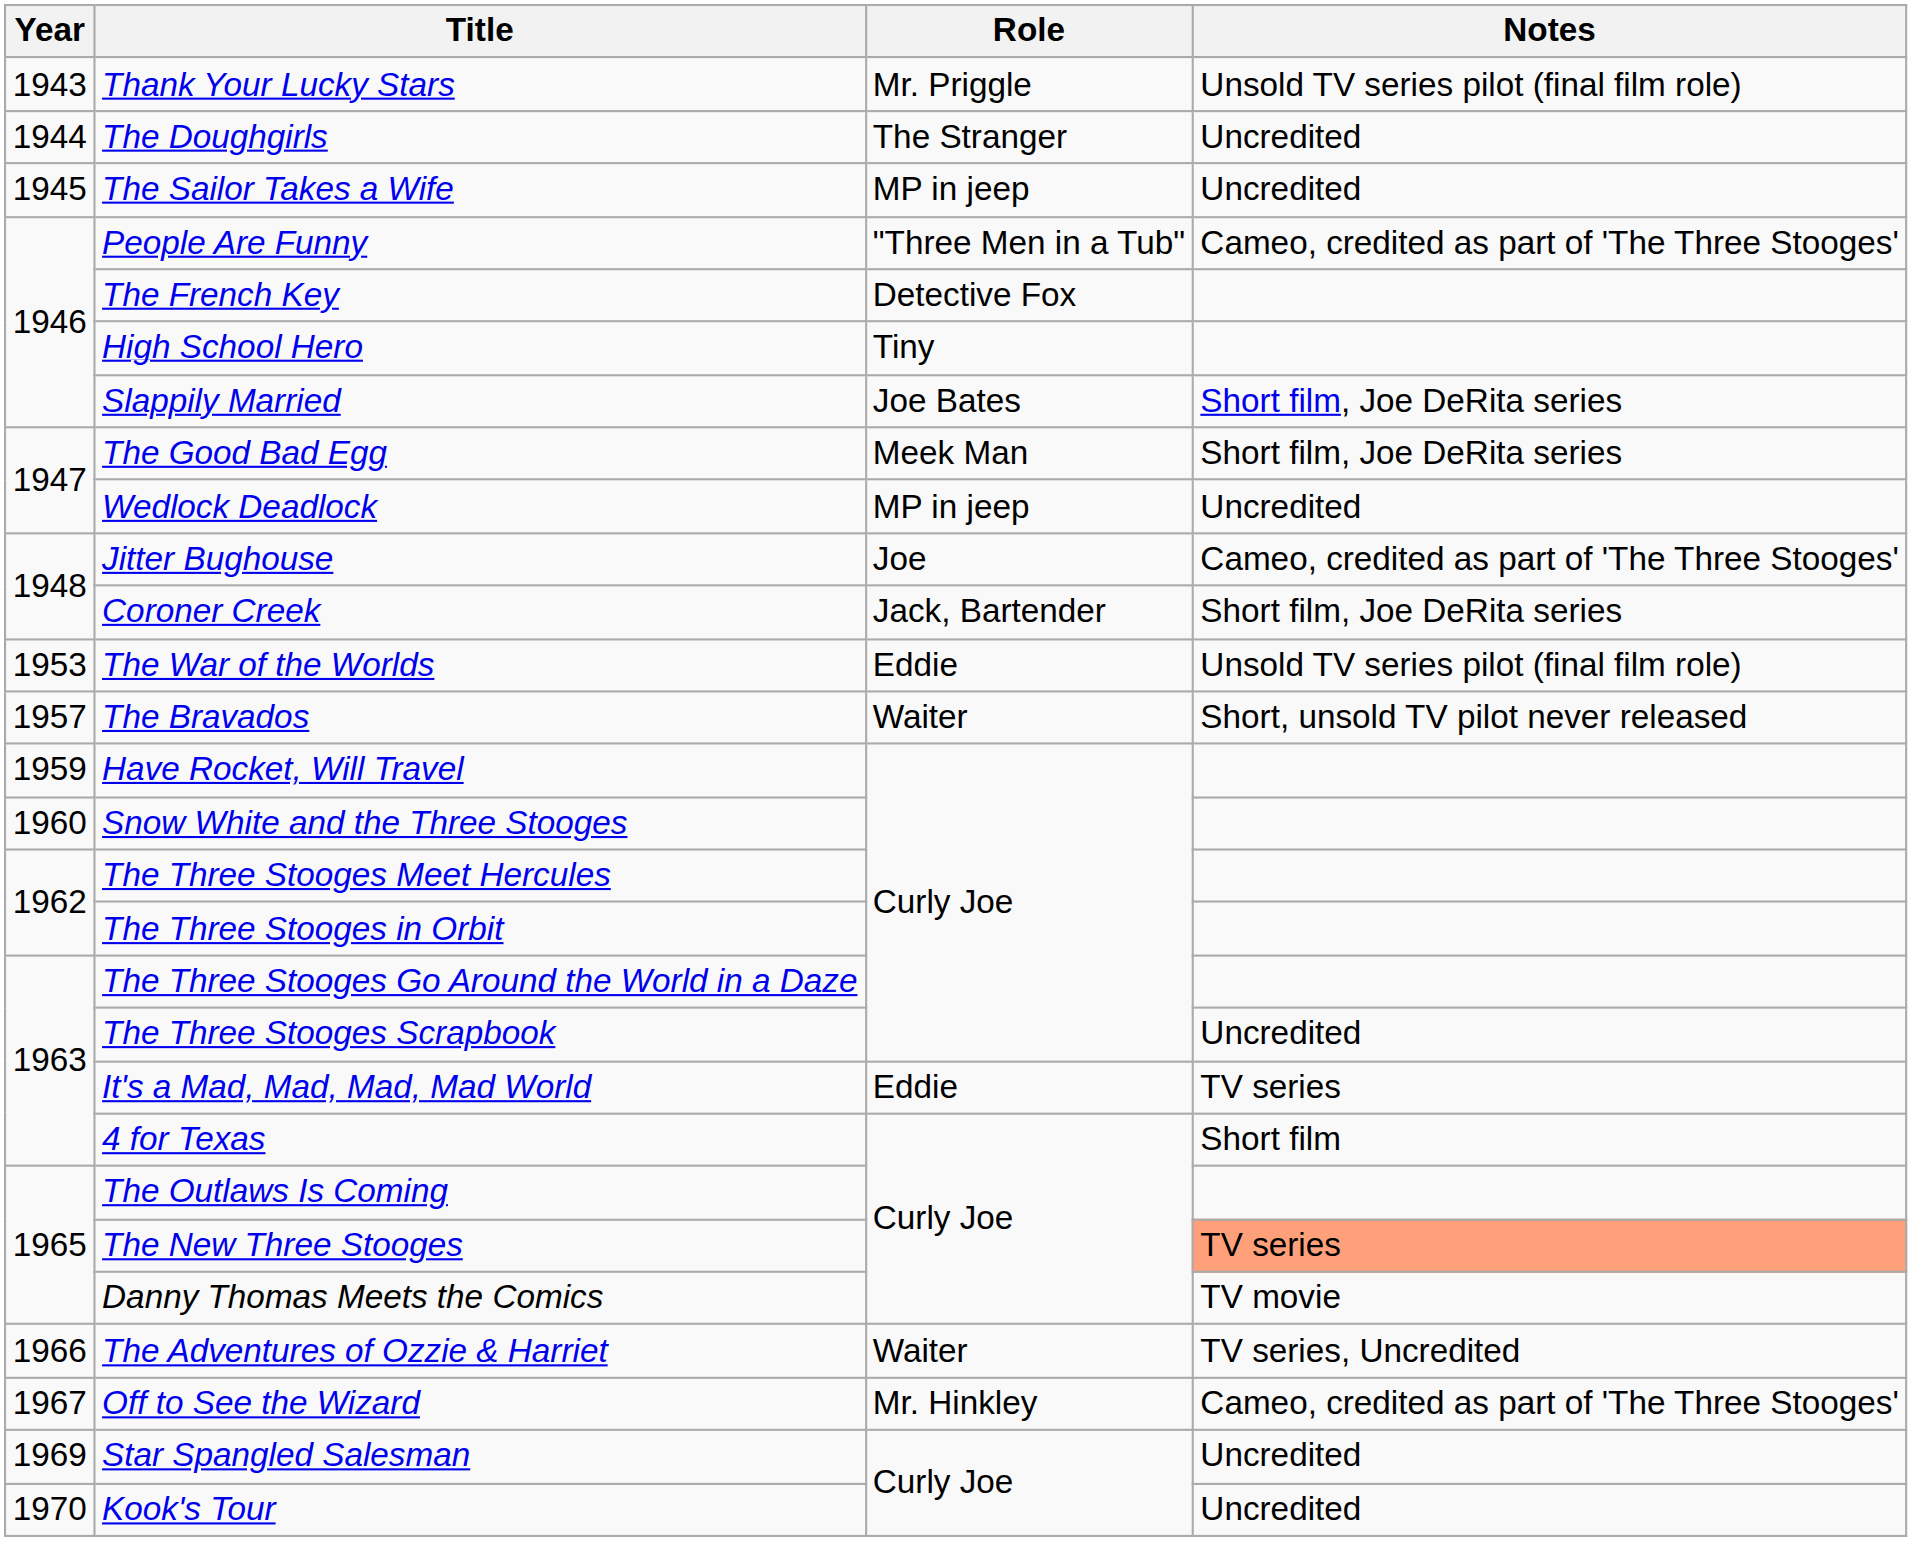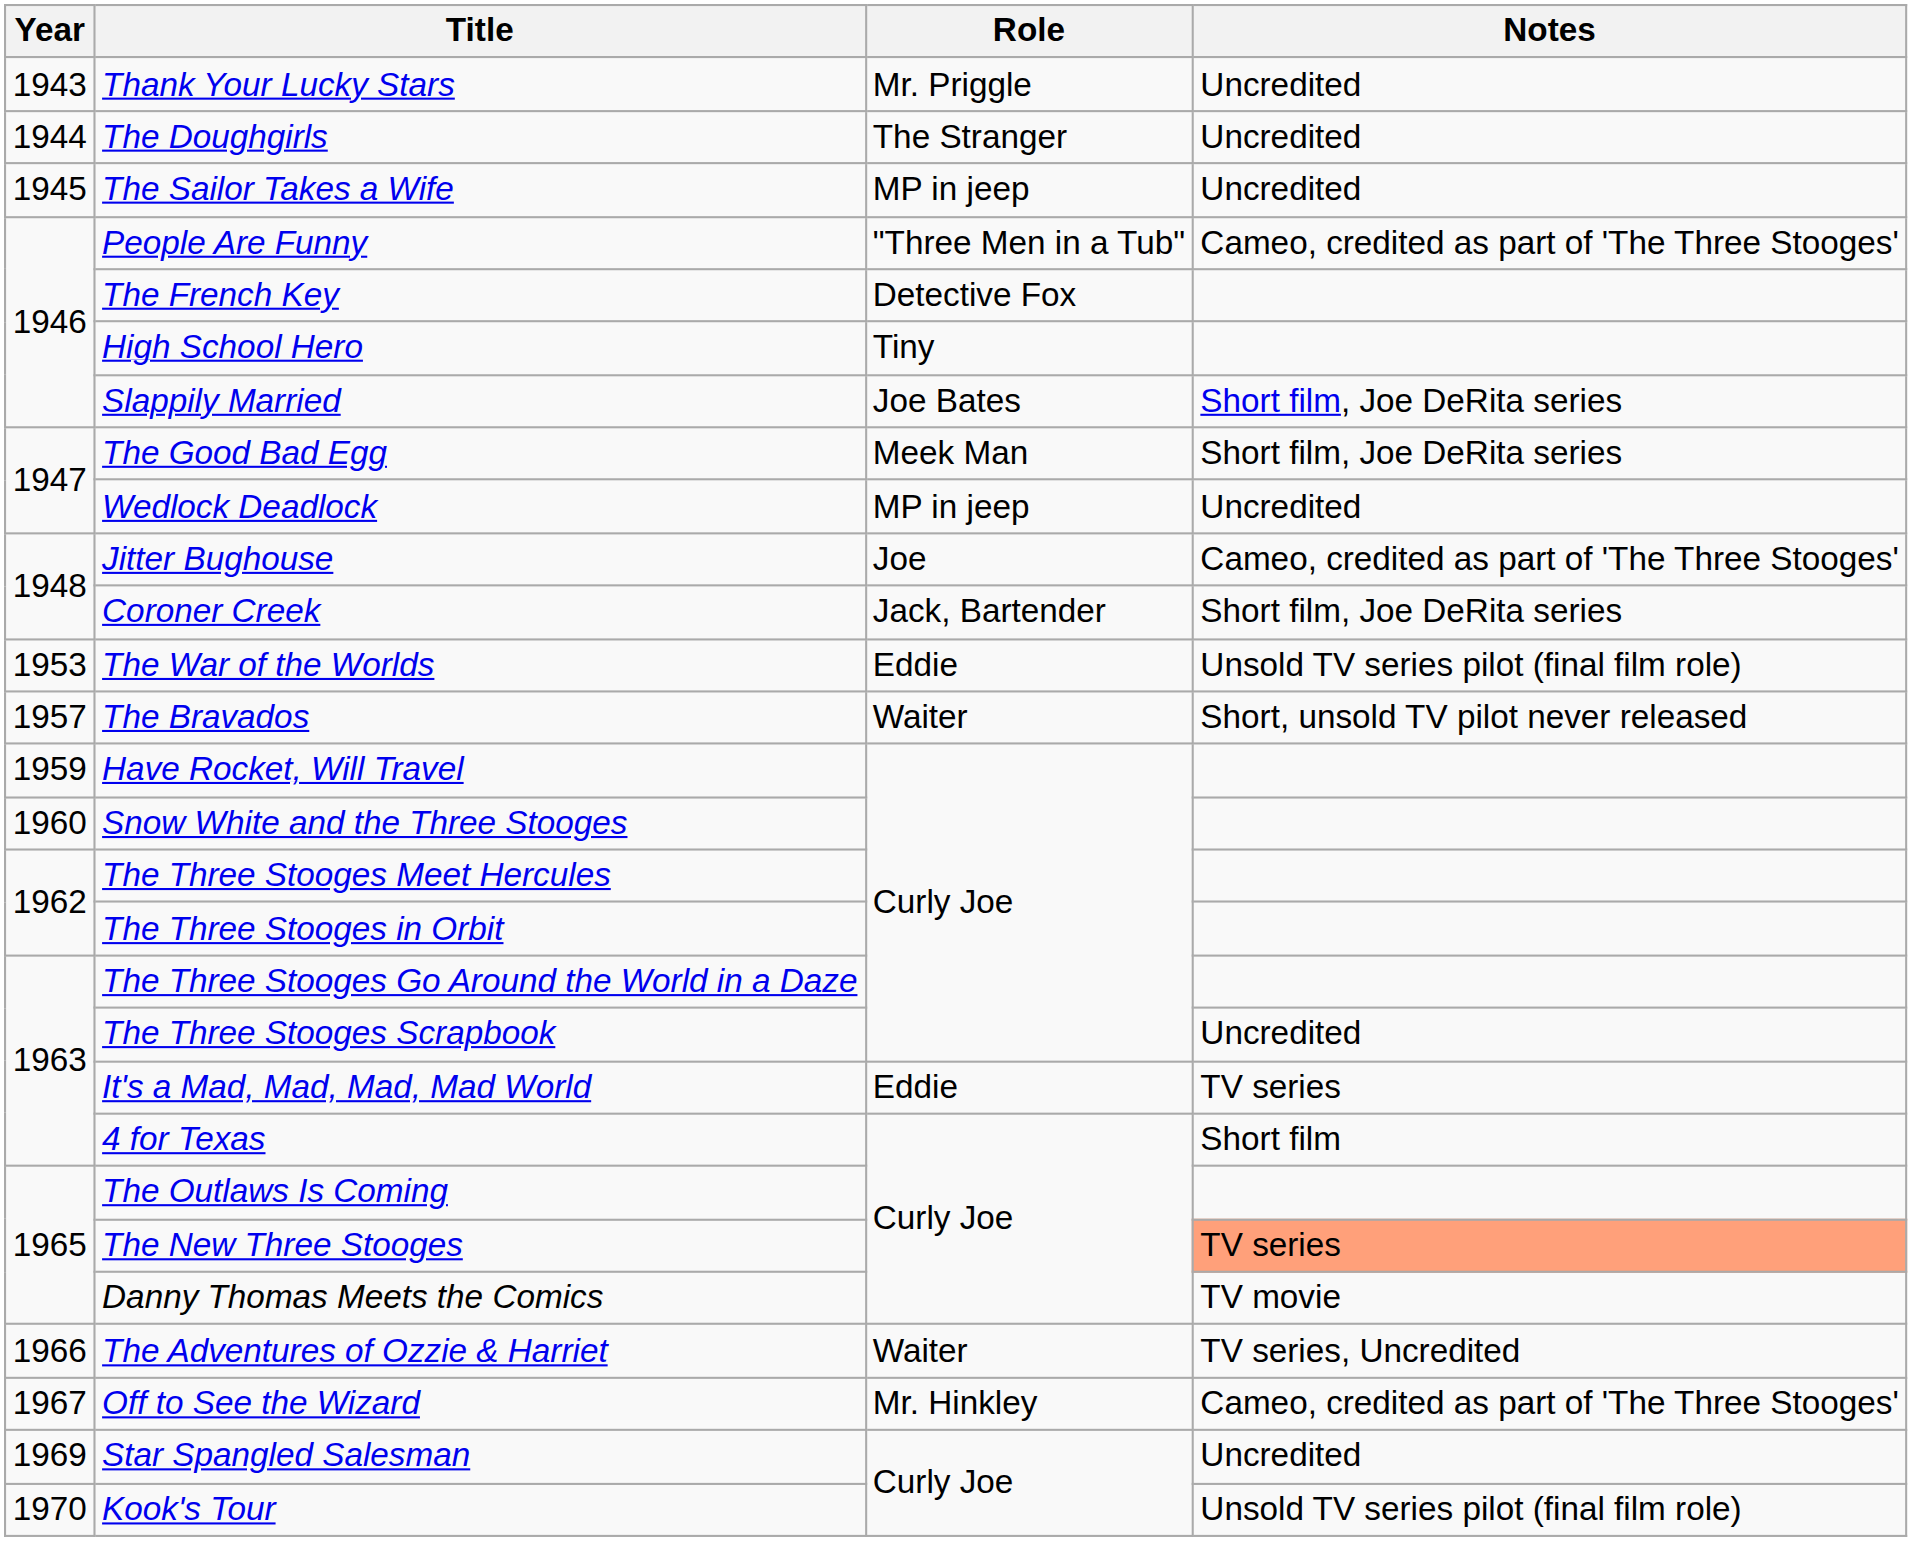(1471, 83) Unsold TV series pilot (final film role) -> (1281, 83) Uncredited
(1281, 1508) Uncredited -> (1471, 1508) Unsold TV series pilot (final film role)
